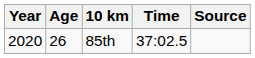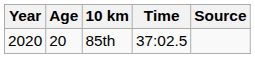(58, 41) 26 -> (58, 41) 20
